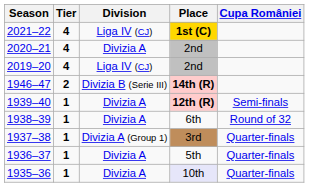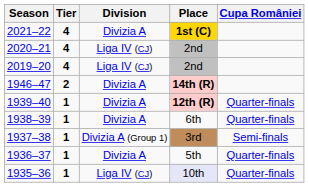(124, 31) Liga IV (CJ) -> (124, 31) Divizia A
(124, 49) Divizia A -> (124, 49) Liga IV (CJ)
(124, 85) Divizia B (Serie III) -> (124, 85) Divizia A
(260, 102) Semi-finals -> (260, 102) Quarter-finals
(260, 120) Round of 32 -> (260, 120) Quarter-finals
(260, 138) Quarter-finals -> (260, 138) Semi-finals
(124, 173) Divizia A -> (124, 173) Liga IV (CJ)
